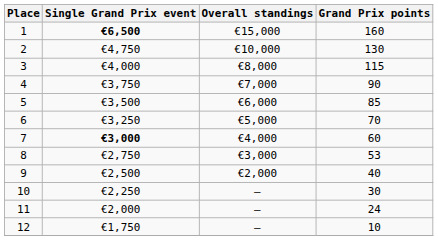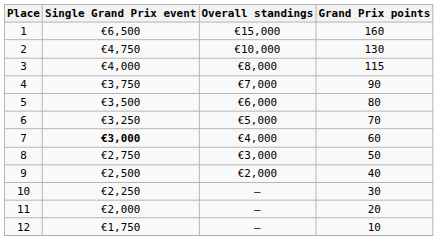(121, 31) bold -> (121, 31) normal
(374, 102) 85 -> (374, 102) 80
(374, 156) 53 -> (374, 156) 50
(374, 209) 24 -> (374, 209) 20
